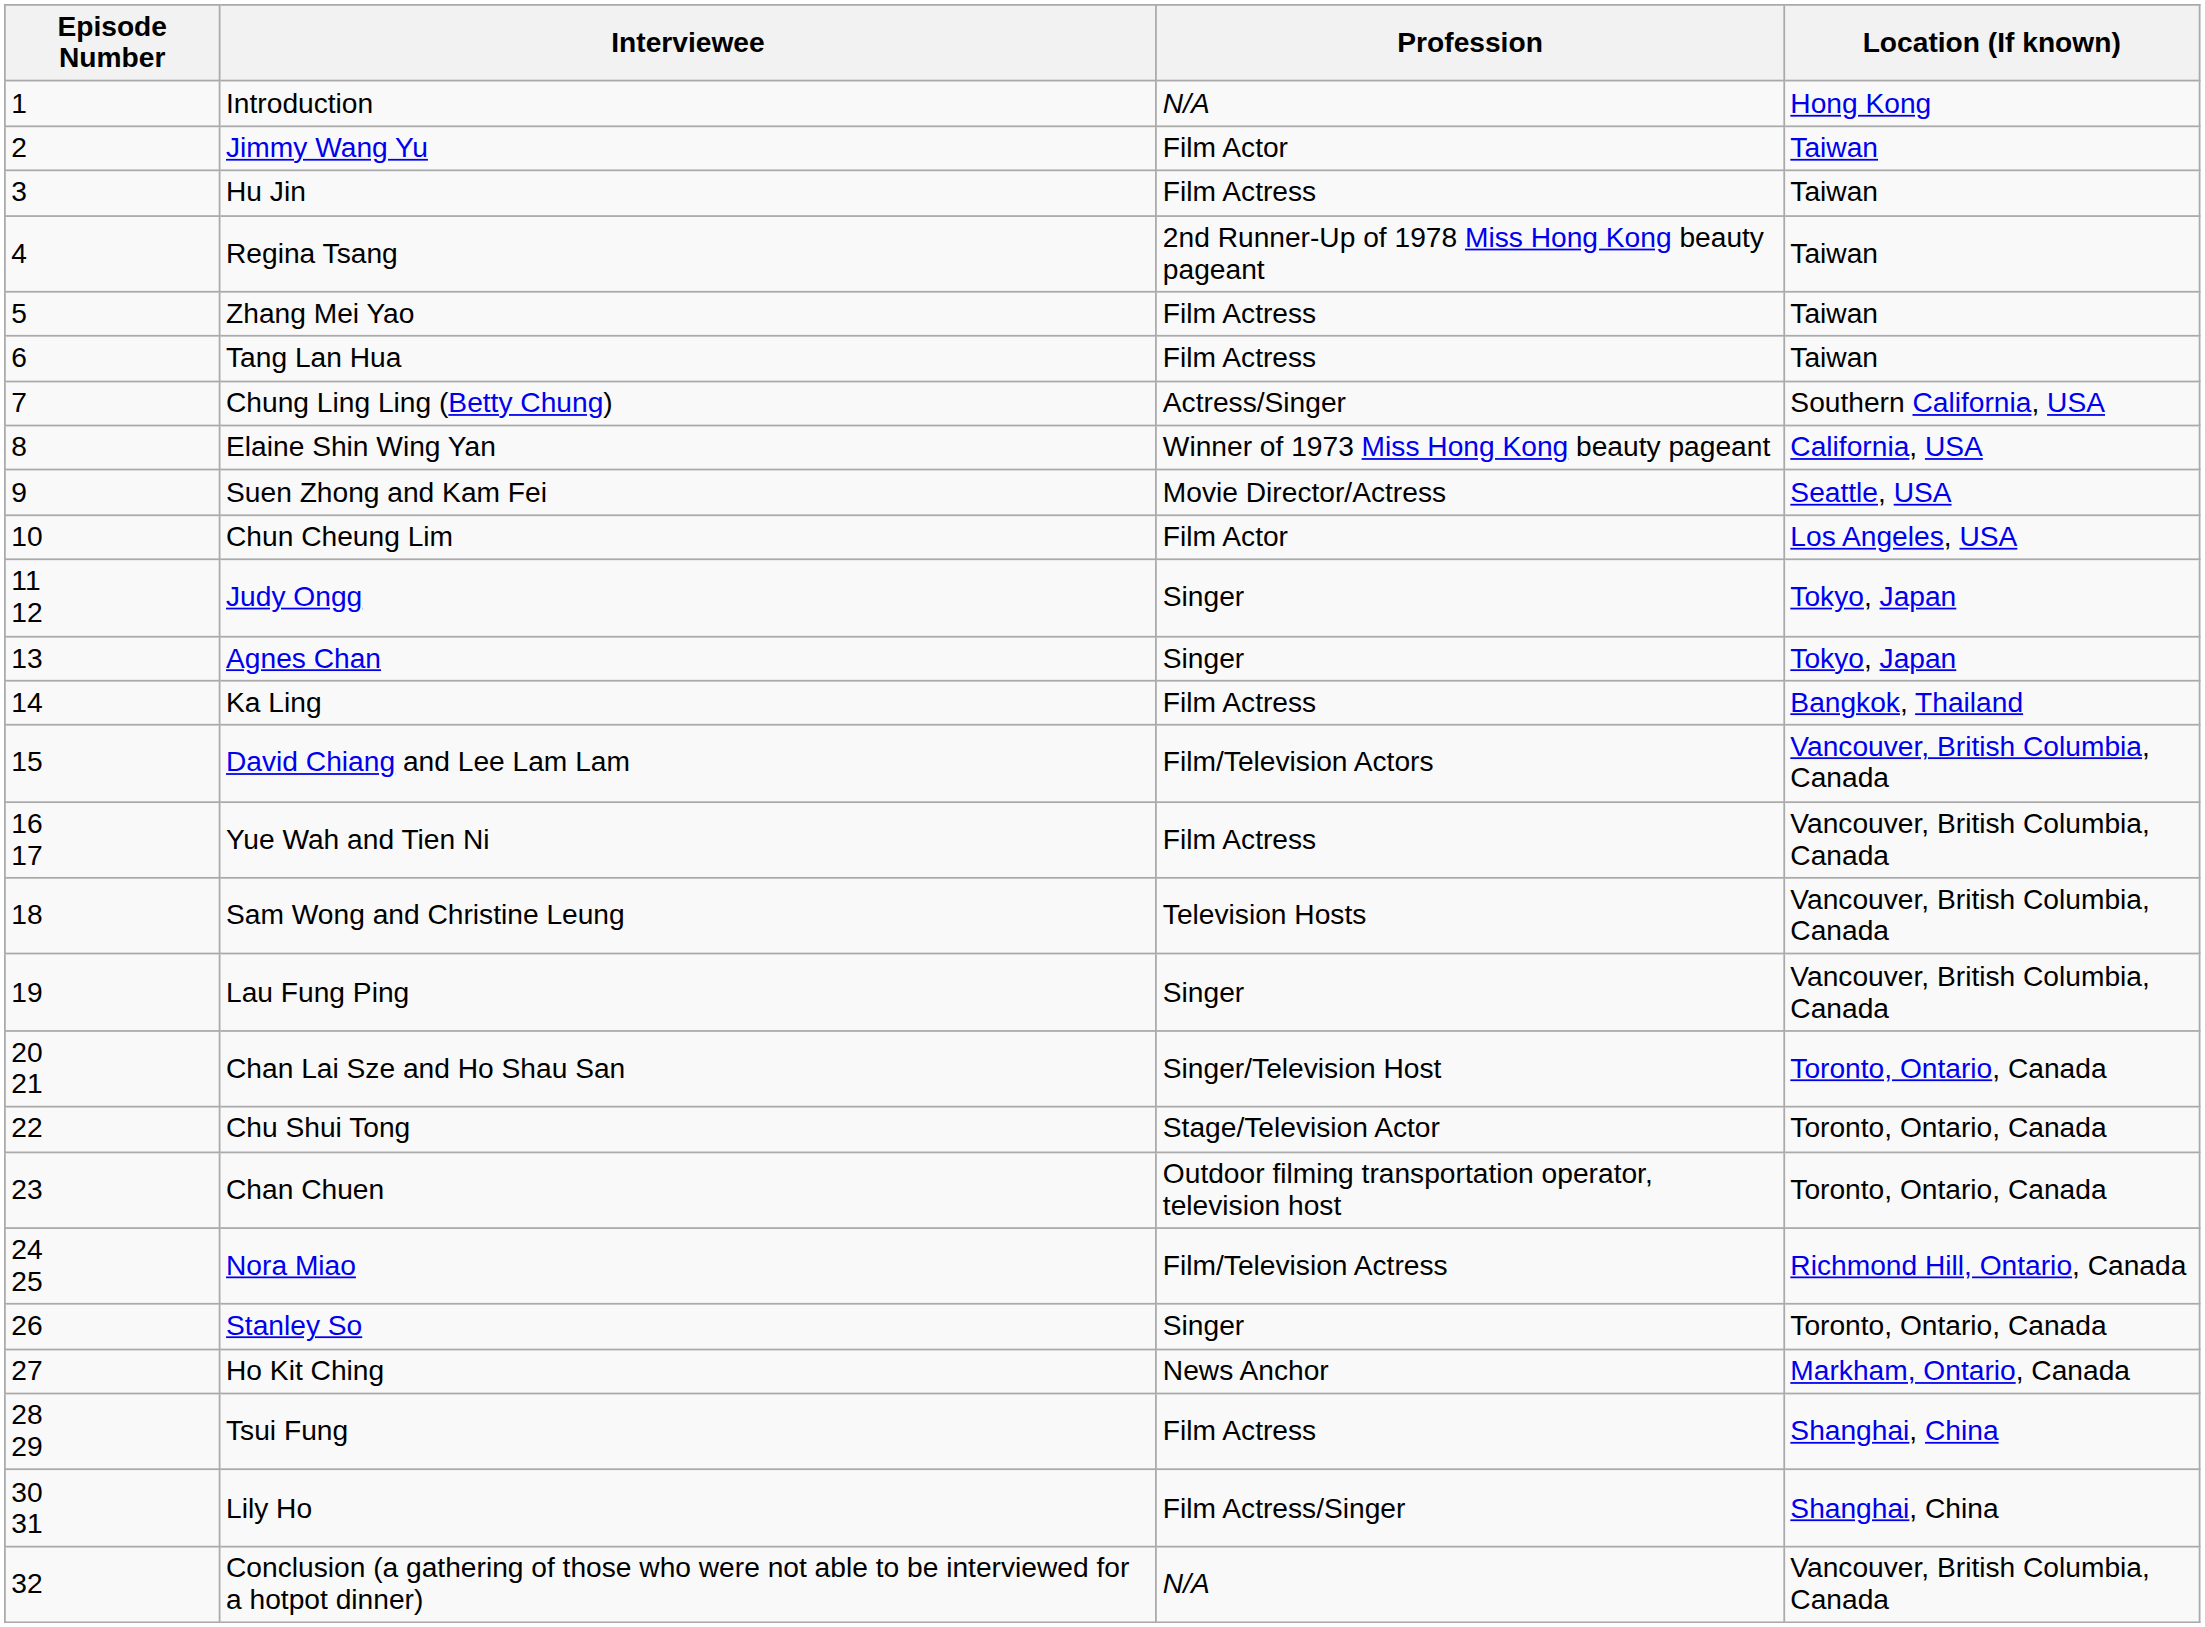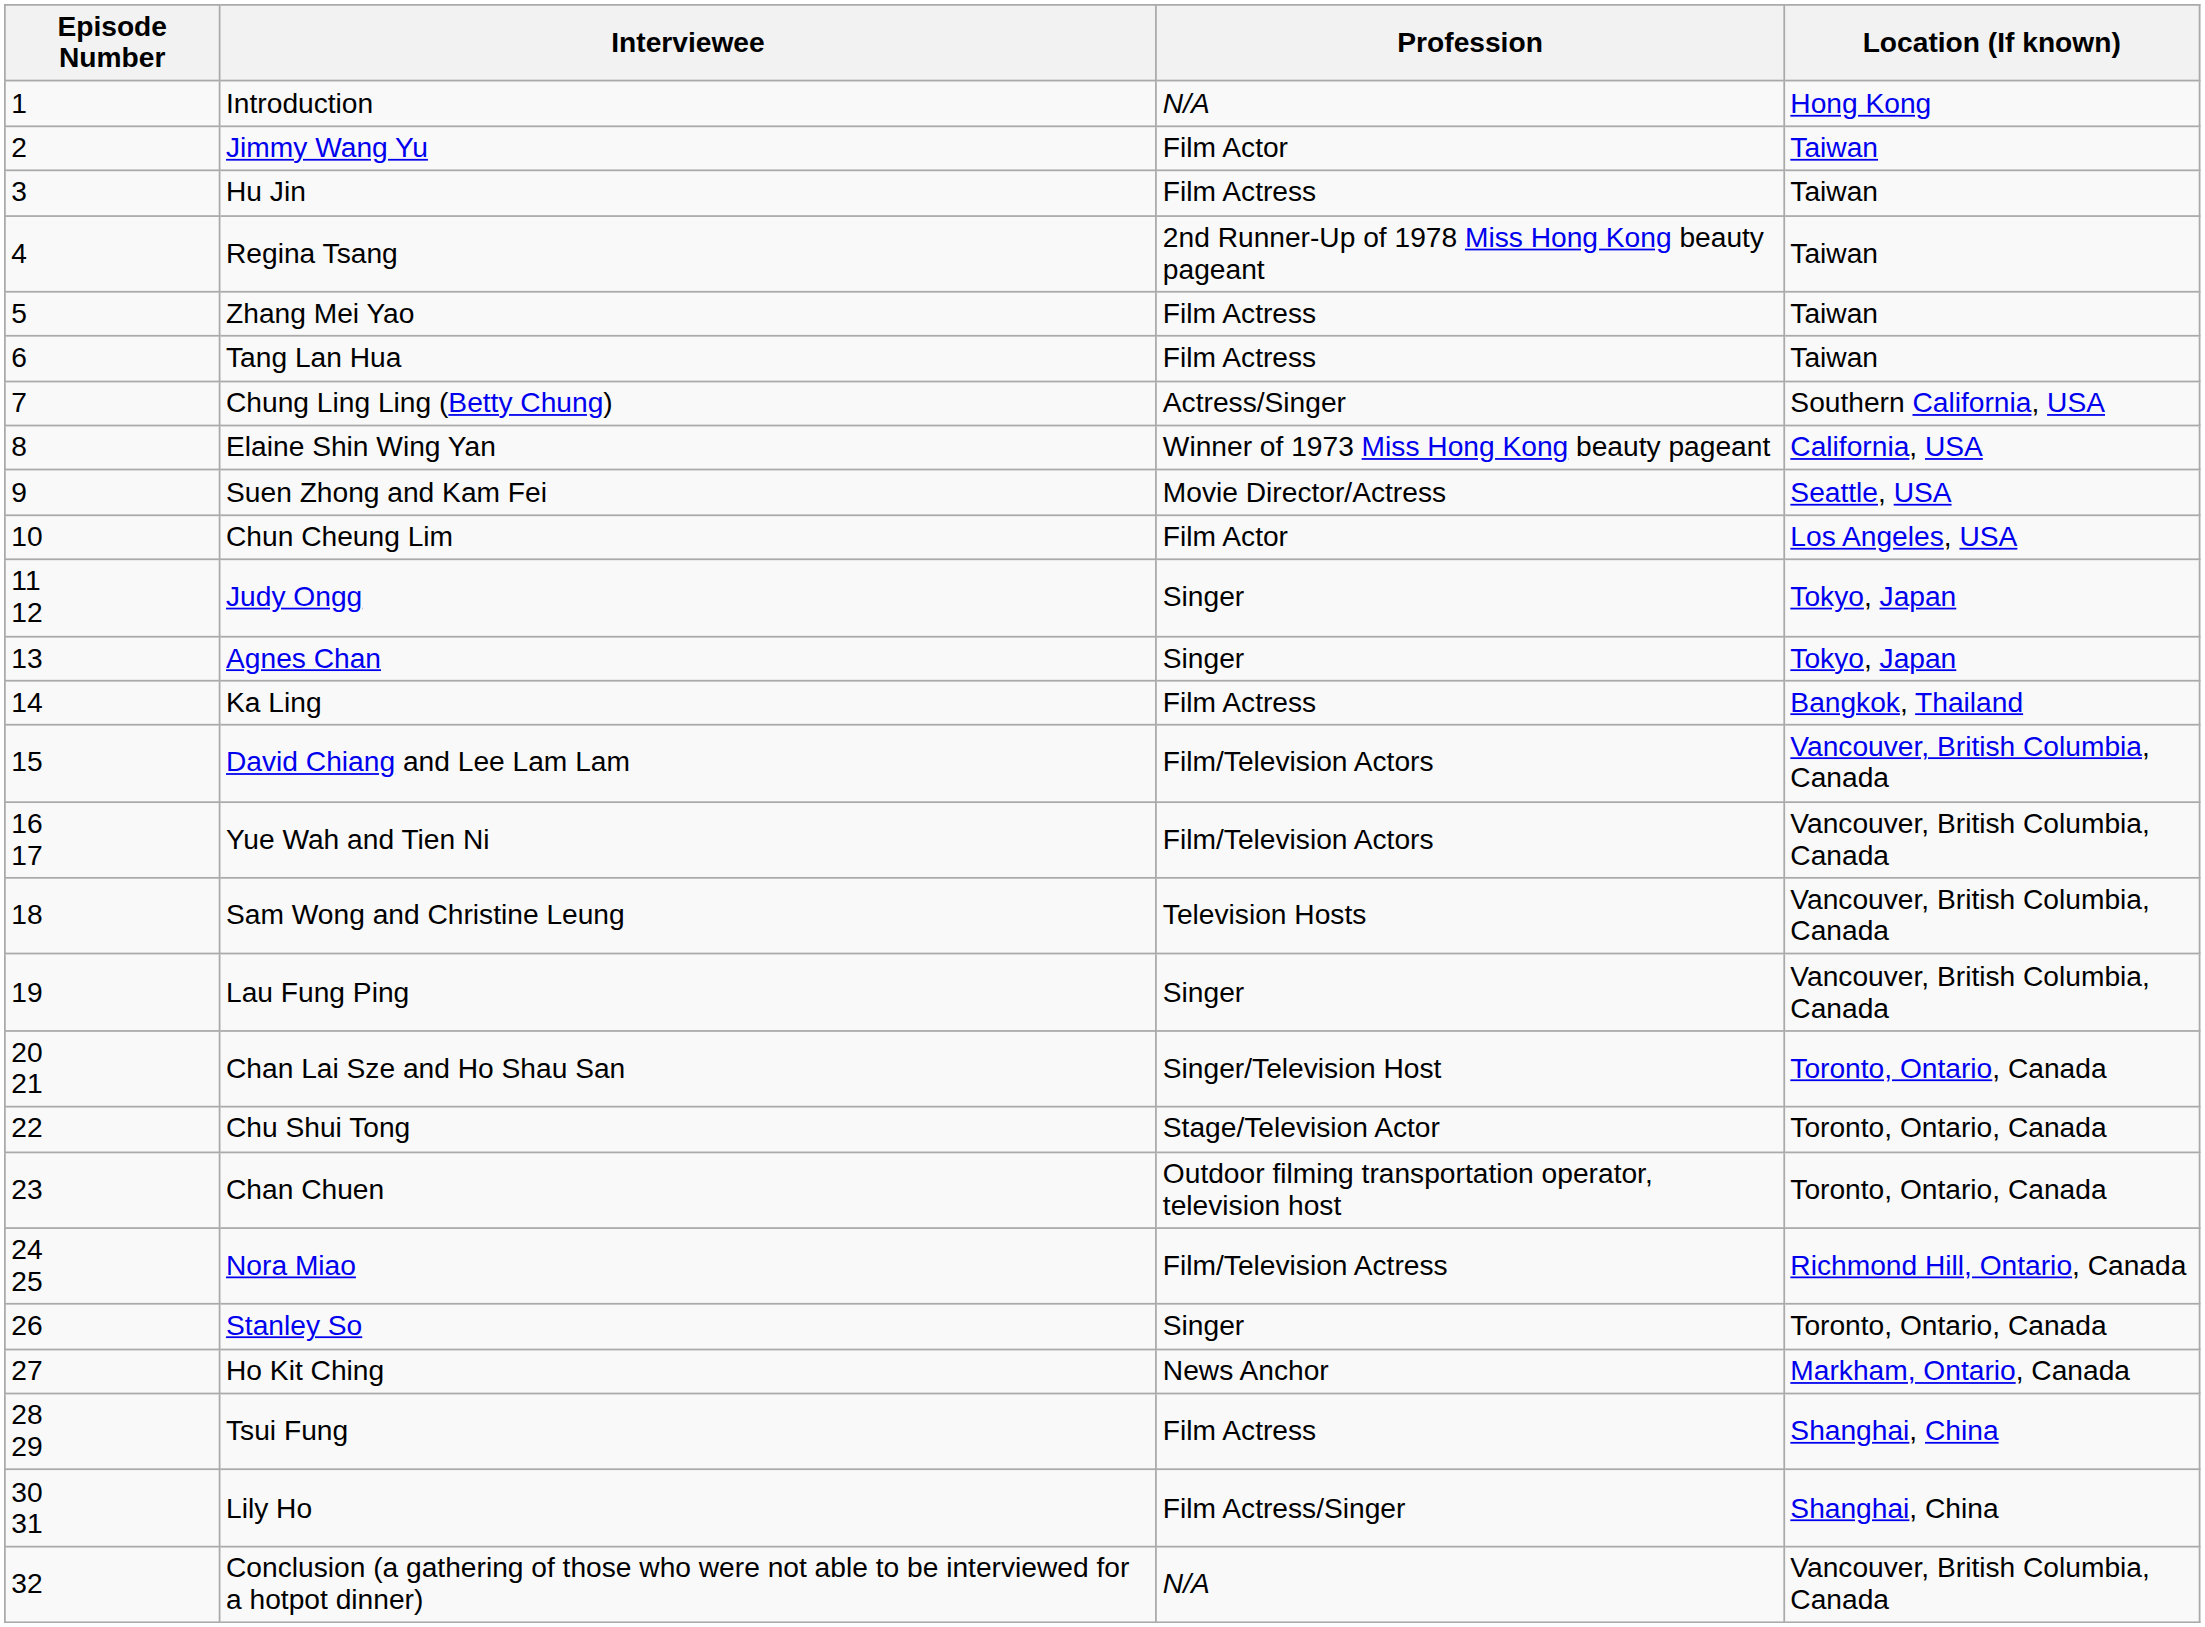(1239, 839) Film Actress -> (1298, 839) Film/Television Actors
